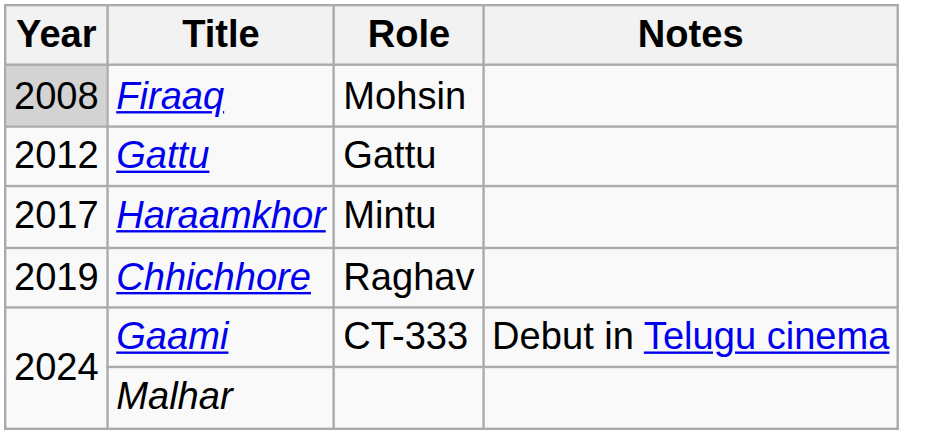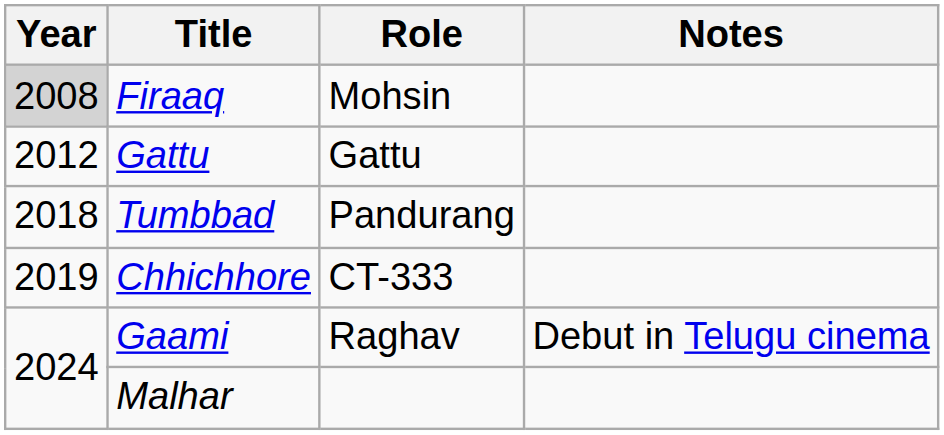- row: (221, 215)
+ row: (195, 215)
(409, 276) Raghav -> (391, 276) CT-333
(406, 336) CT-333 -> (394, 336) Raghav
